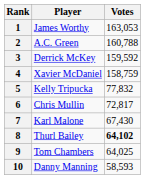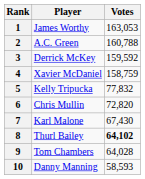(120, 105) 72,817 -> (120, 105) 72,820
(120, 151) 64,025 -> (120, 151) 64,028
